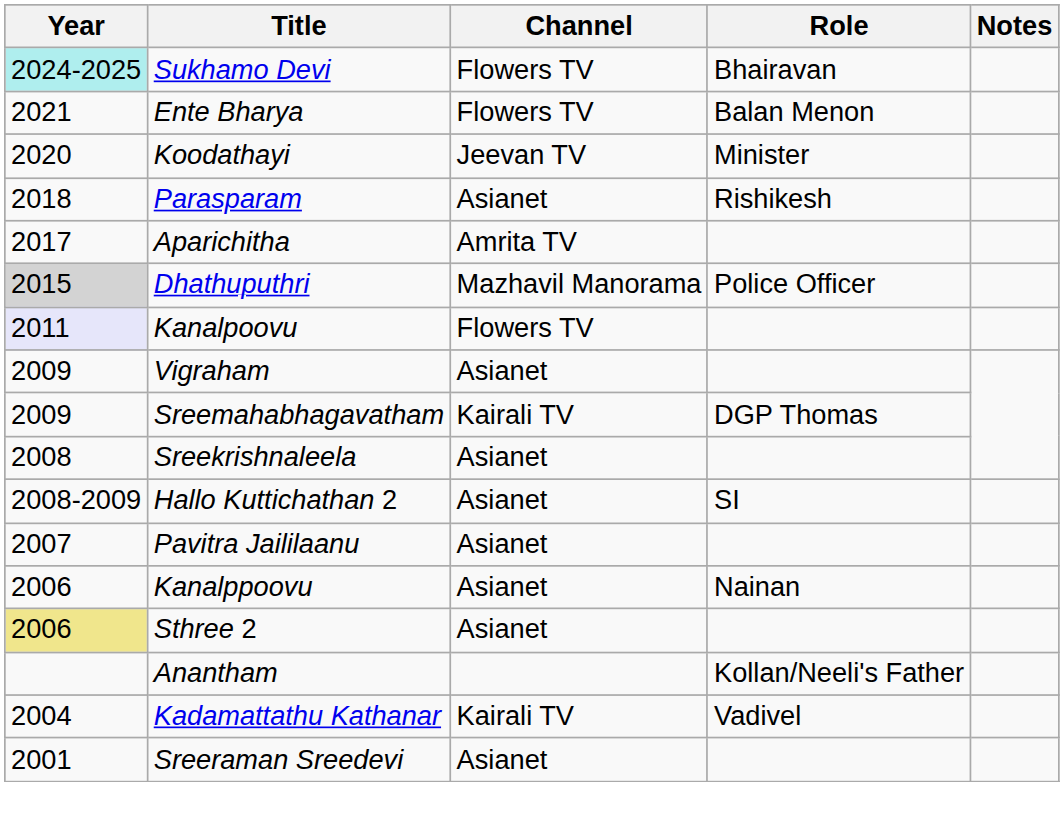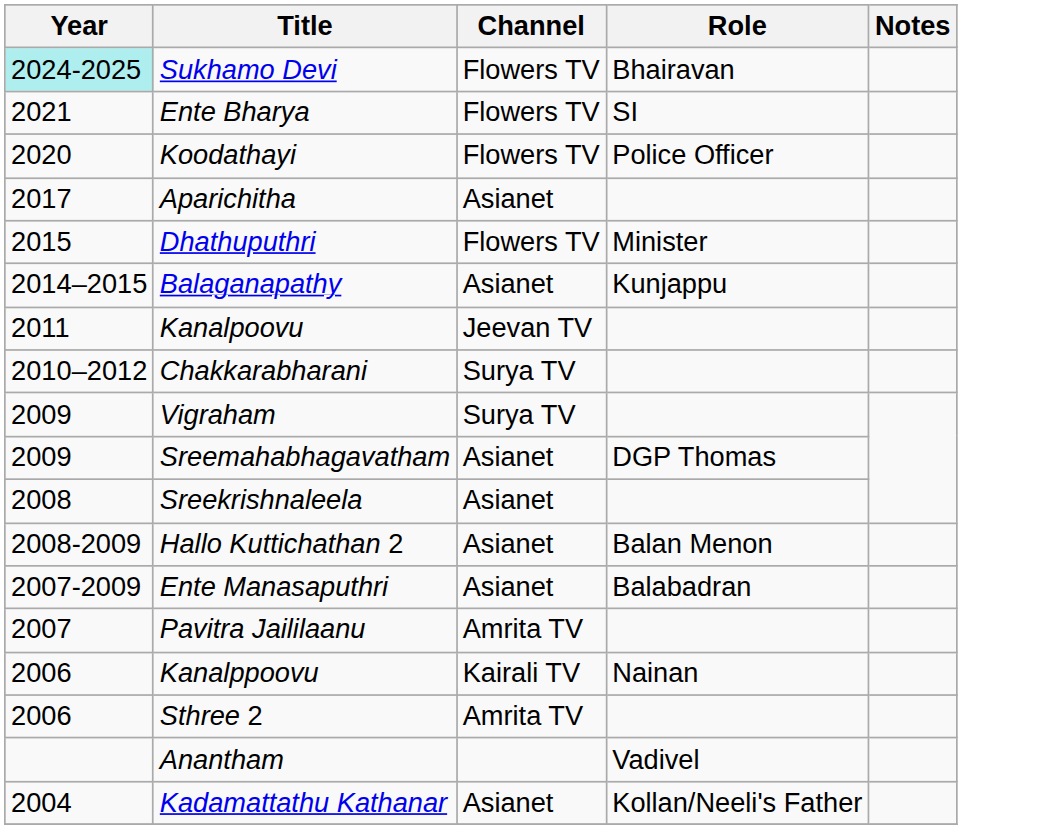(794, 112) Balan Menon -> (625, 112) SI
(521, 155) Jeevan TV -> (531, 155) Flowers TV
(762, 155) Minister -> (693, 155) Police Officer
- row: (228, 198)
(517, 241) Amrita TV -> (508, 198) Asianet
(41, 284) lightgrey background -> (41, 241) no background
(579, 284) Mazhavil Manorama -> (531, 241) Flowers TV
(795, 284) Police Officer -> (660, 241) Minister
+ row: (251, 284)
(40, 328) lavender background -> (40, 328) no background
(525, 328) Flowers TV -> (527, 328) Jeevan TV
+ row: (263, 371)
(502, 371) Asianet -> (519, 414) Surya TV
(515, 414) Kairali TV -> (508, 457) Asianet
(727, 500) SI -> (692, 543) Balan Menon
+ row: (274, 586)
(502, 543) Asianet -> (523, 629) Amrita TV
(502, 586) Asianet -> (521, 673) Kairali TV
(41, 629) khaki background -> (41, 716) no background
(502, 629) Asianet -> (523, 716) Amrita TV
(839, 673) Kollan/Neeli's Father -> (656, 759) Vadivel
(515, 716) Kairali TV -> (508, 802) Asianet
(758, 716) Vadivel -> (737, 802) Kollan/Neeli's Father
- row: (278, 759)
